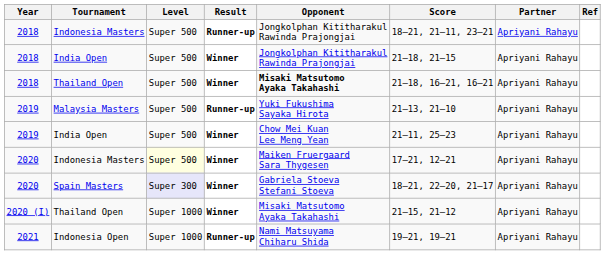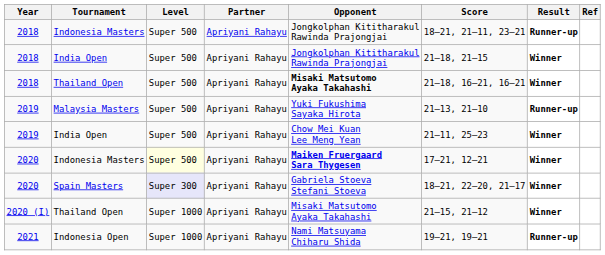columns swapped: (538, 12) <-> (231, 12)
(305, 160) normal -> (337, 160) bold
